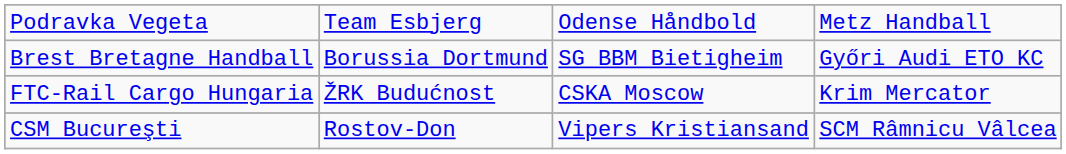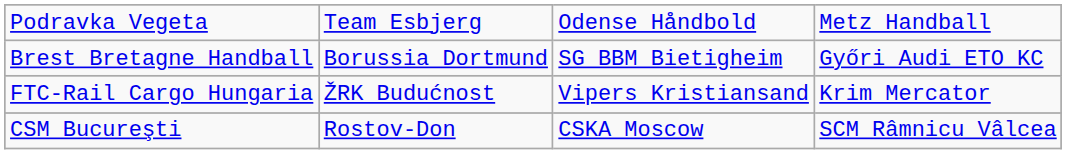(631, 94) CSKA Moscow -> (684, 94) Vipers Kristiansand
(684, 130) Vipers Kristiansand -> (631, 130) CSKA Moscow
